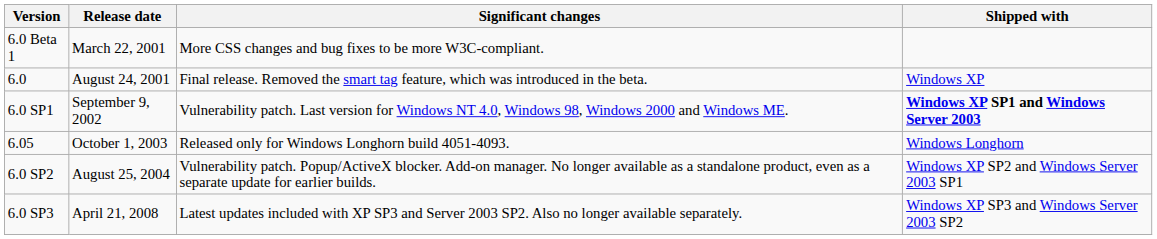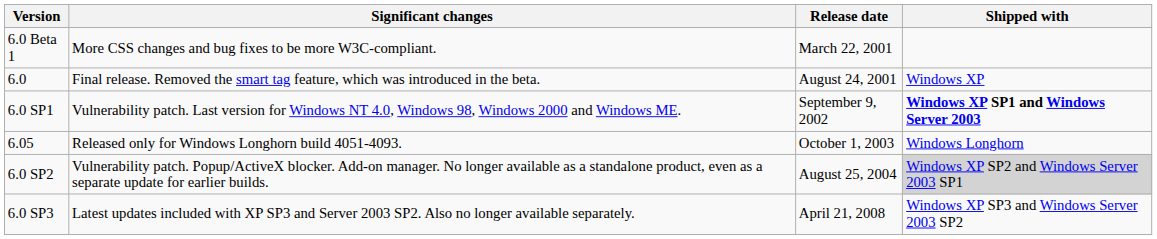columns swapped: (122, 16) <-> (539, 16)
(1022, 174) no background -> (1022, 174) lightgrey background
